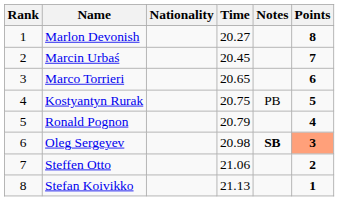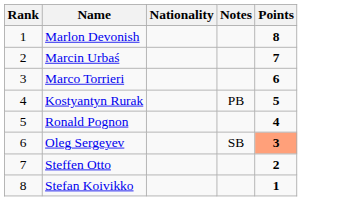- column: (235, 15)
(272, 143) bold -> (236, 143) normal
